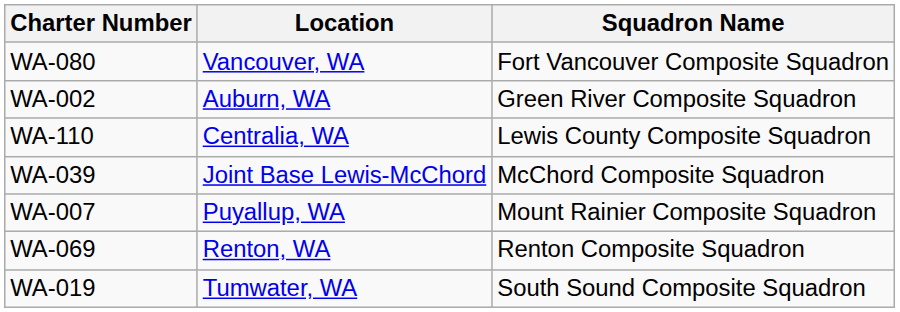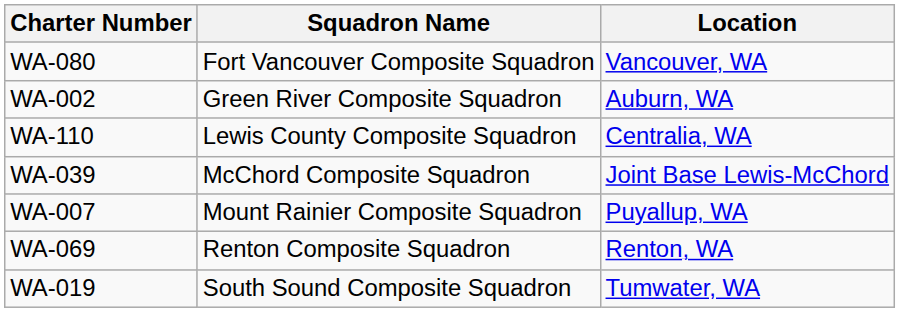columns swapped: (693, 23) <-> (344, 23)
